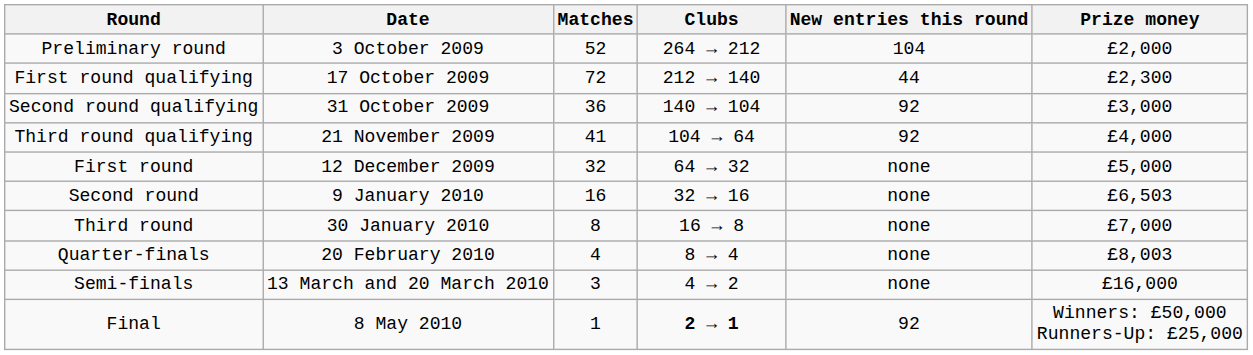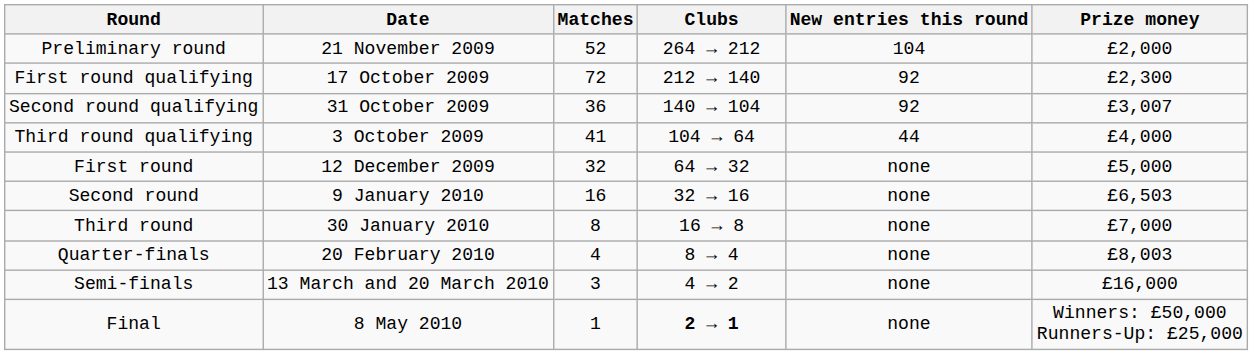(408, 49) 3 October 2009 -> (408, 49) 21 November 2009
(909, 78) 44 -> (909, 78) 92
(1140, 108) £3,000 -> (1140, 108) £3,007
(408, 137) 21 November 2009 -> (408, 137) 3 October 2009
(909, 137) 92 -> (909, 137) 44
(909, 324) 92 -> (909, 324) none
